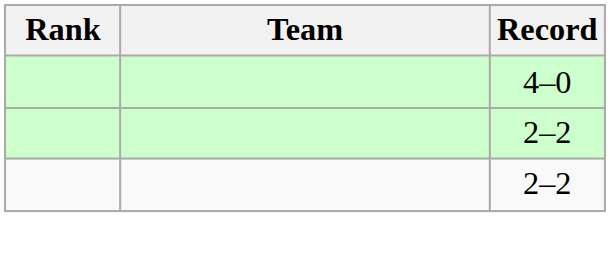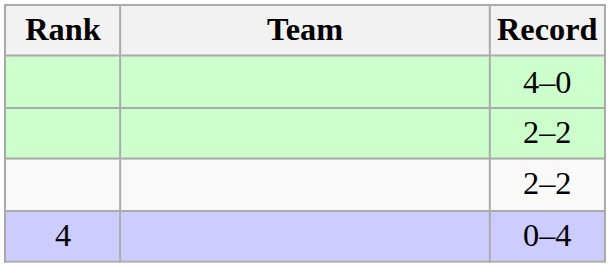+ row: (63, 235)
